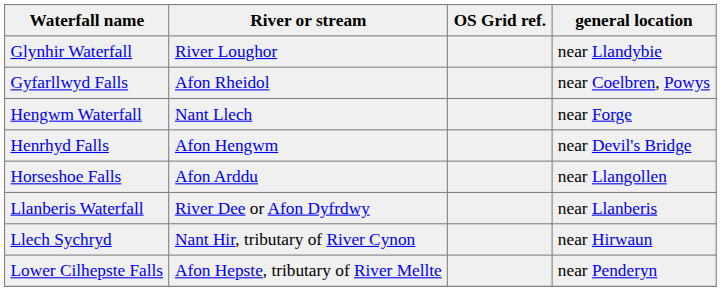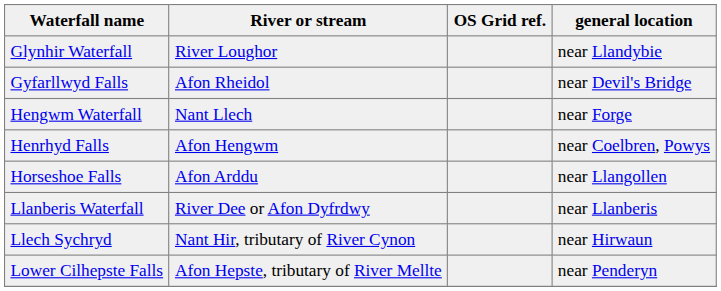(634, 82) near Coelbren, Powys -> (625, 82) near Devil's Bridge
(625, 145) near Devil's Bridge -> (634, 145) near Coelbren, Powys
